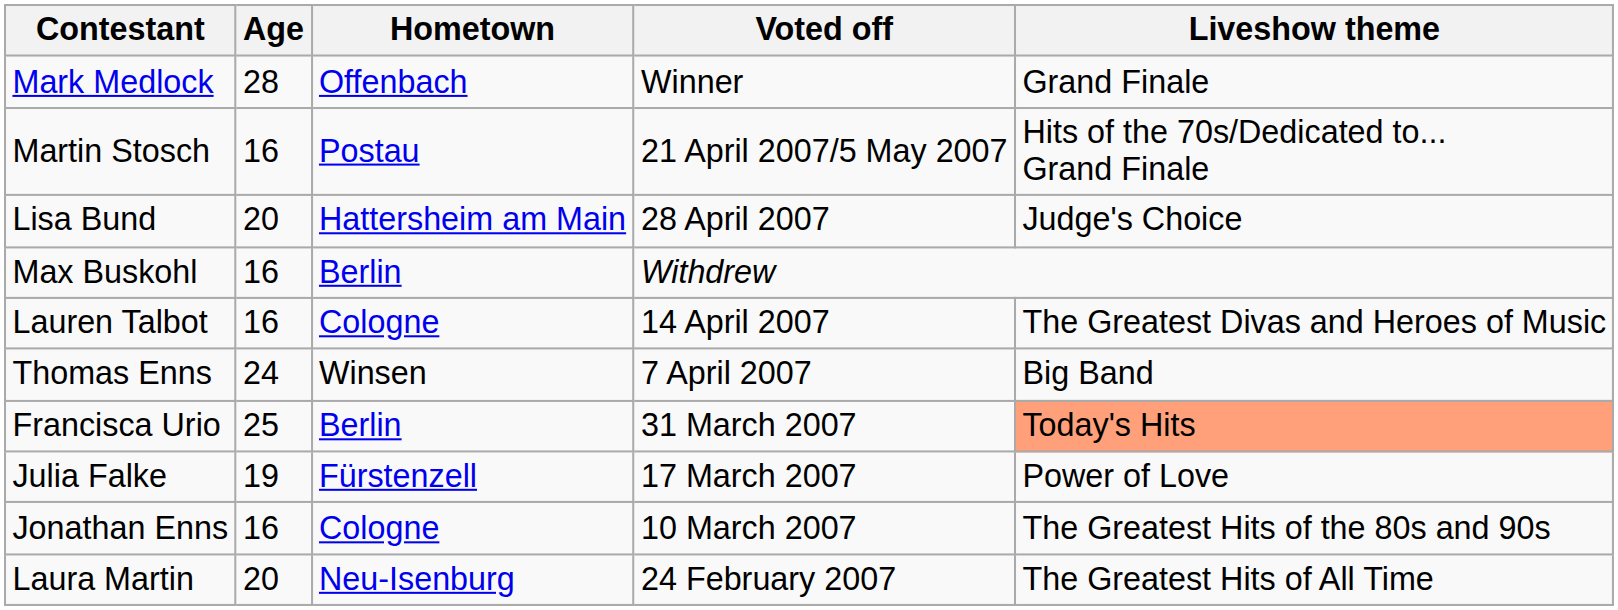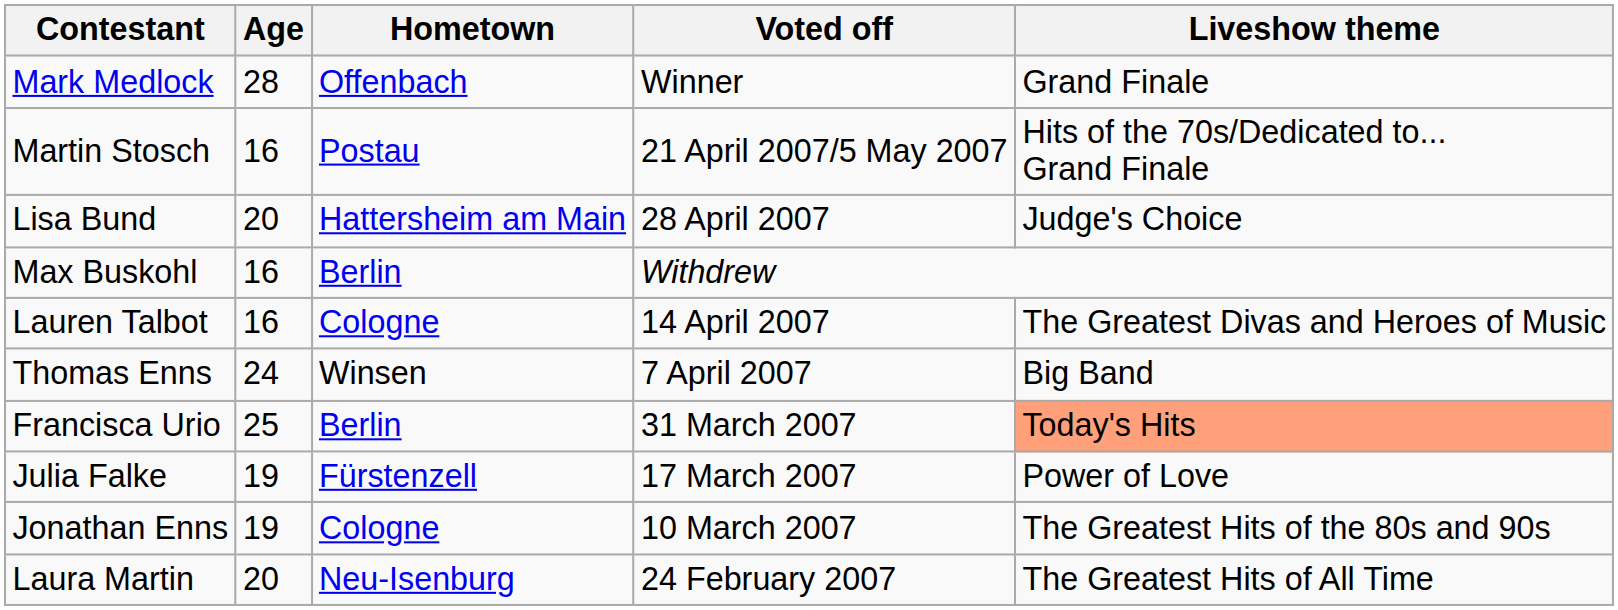(261, 527) 16 -> (261, 527) 19
